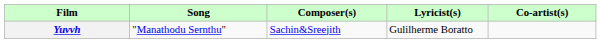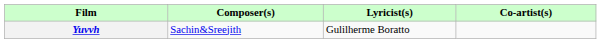- column: (199, 13)
